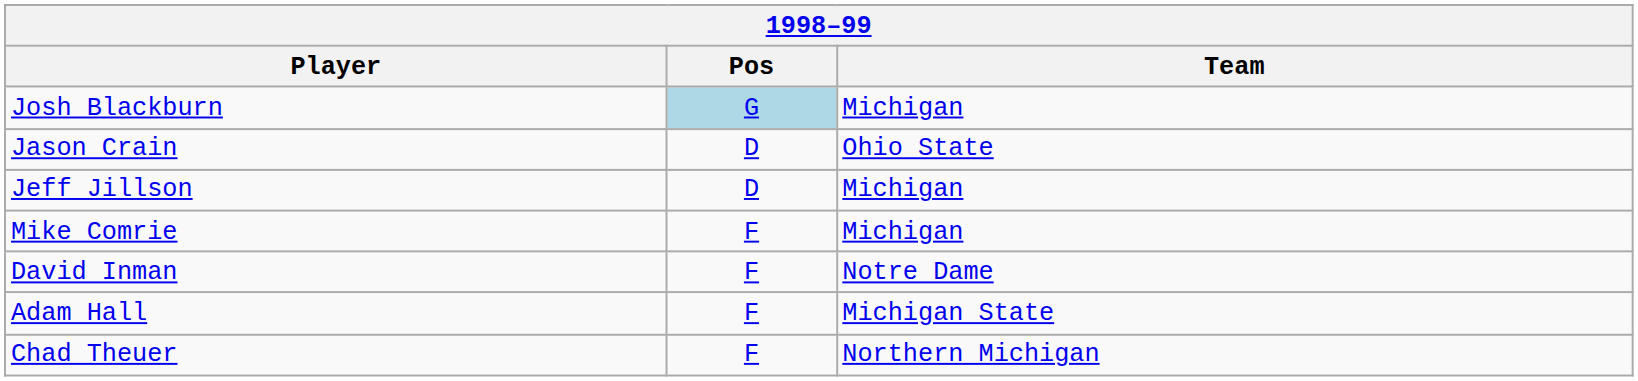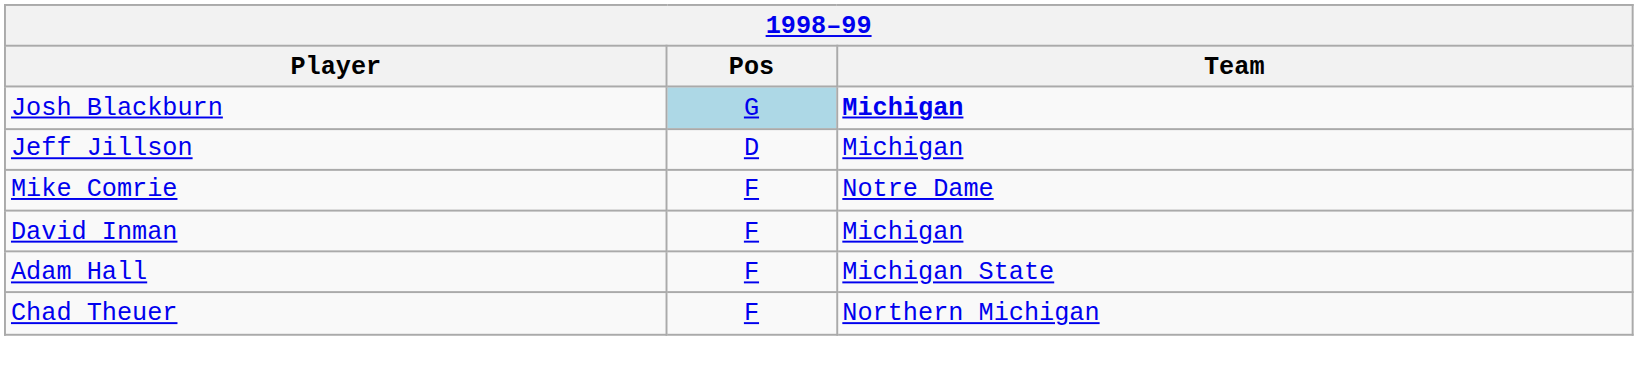(903, 108) normal -> (903, 108) bold
- row: (94, 149)
(903, 231) Michigan -> (918, 190) Notre Dame
(918, 272) Notre Dame -> (903, 231) Michigan
